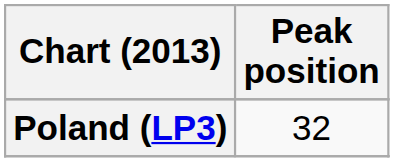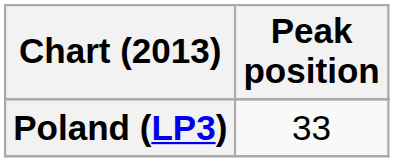(312, 127) 32 -> (312, 127) 33
